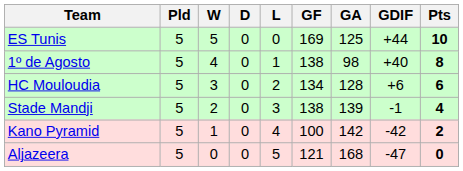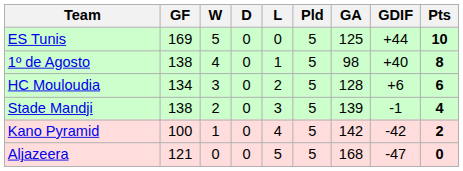columns swapped: (179, 16) <-> (311, 16)
